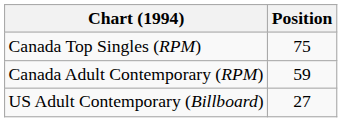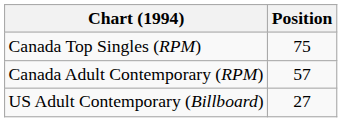(302, 74) 59 -> (302, 74) 57
